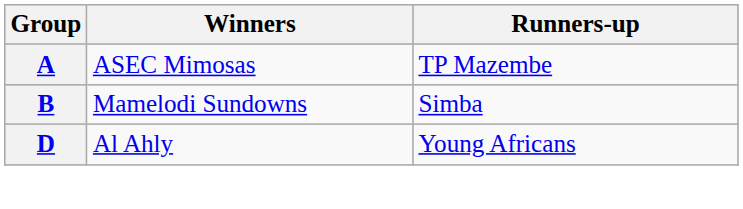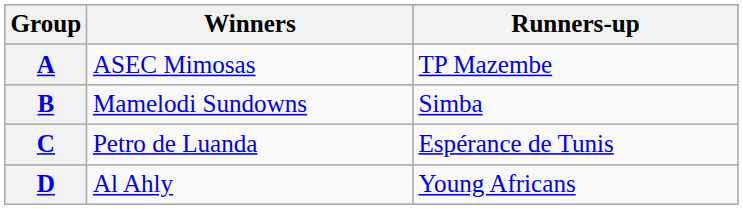+ row: (46, 143)
